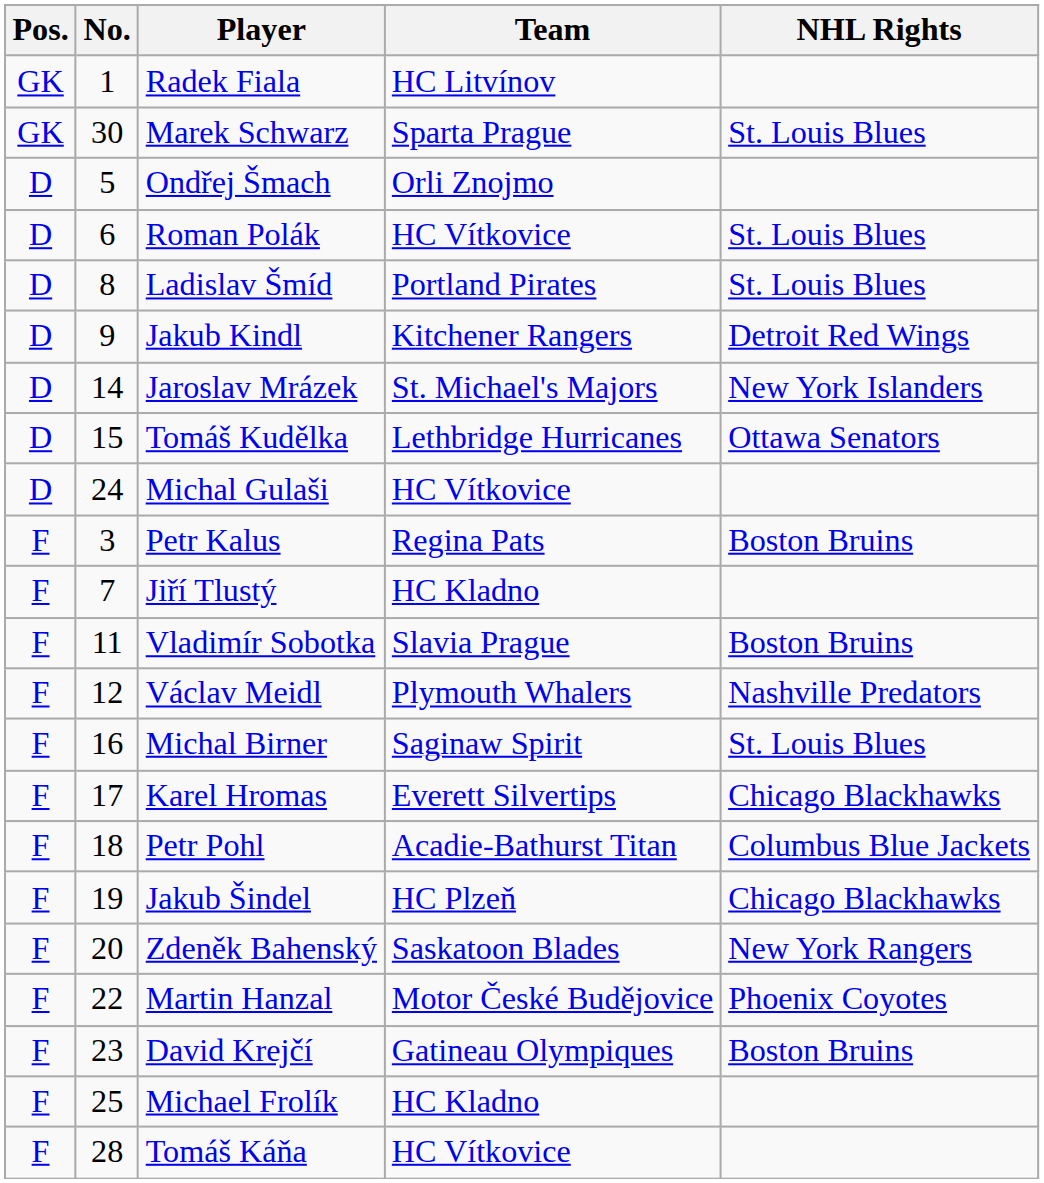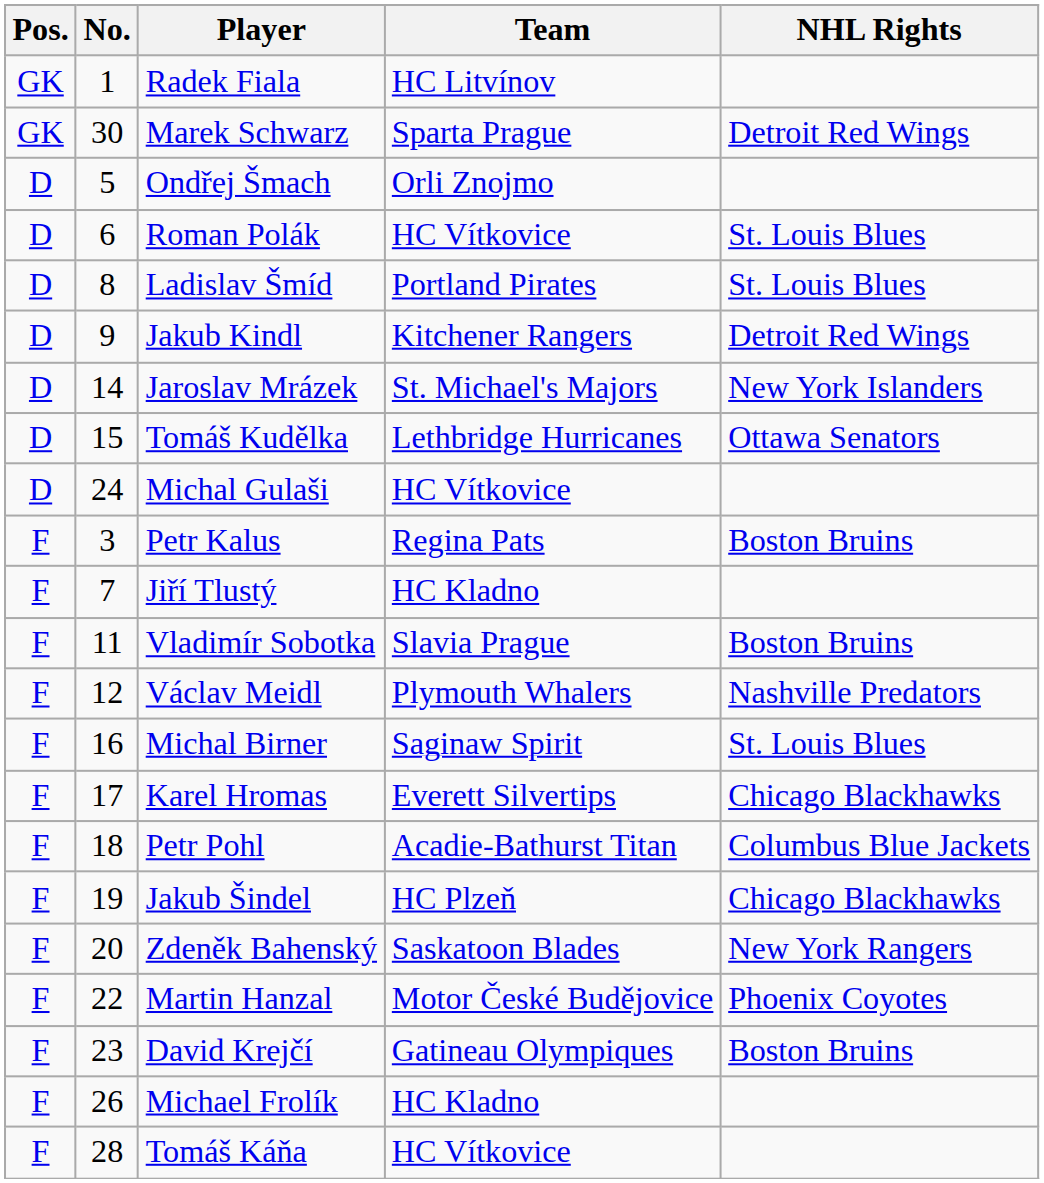(827, 132) St. Louis Blues -> (849, 132) Detroit Red Wings
(107, 1101) 25 -> (107, 1101) 26
